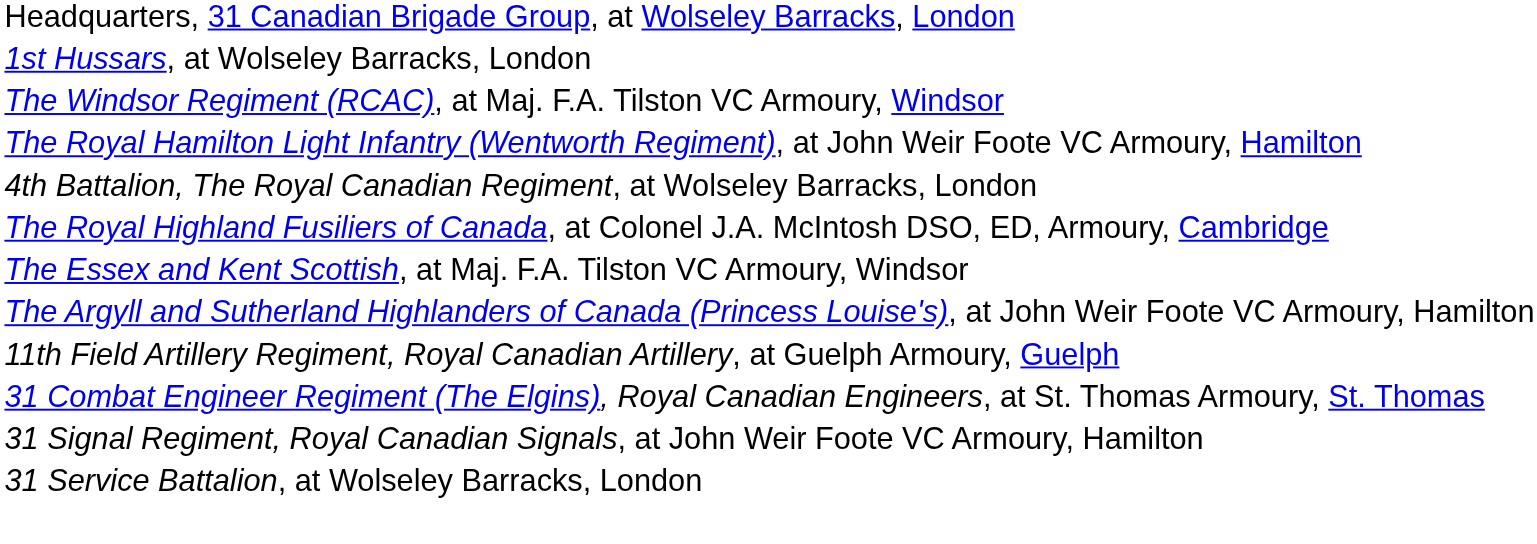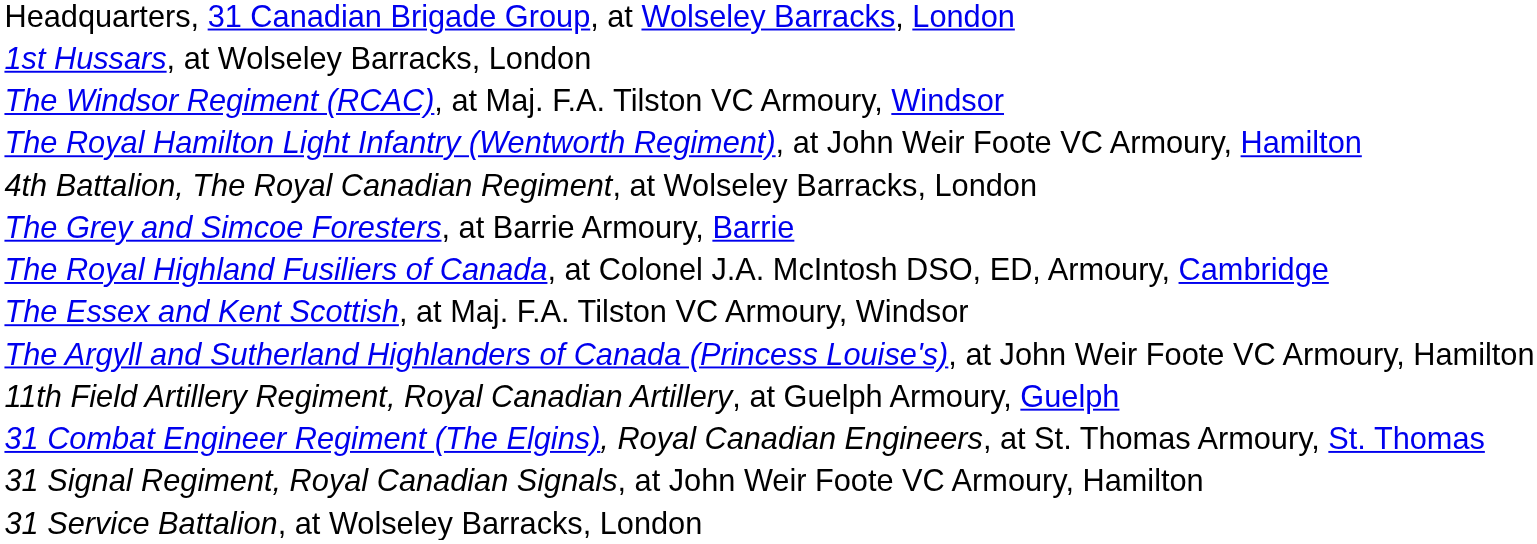+ row: (399, 227)
